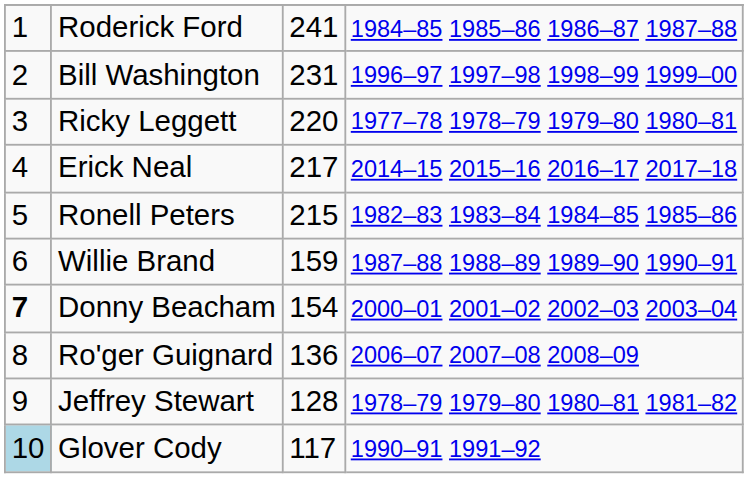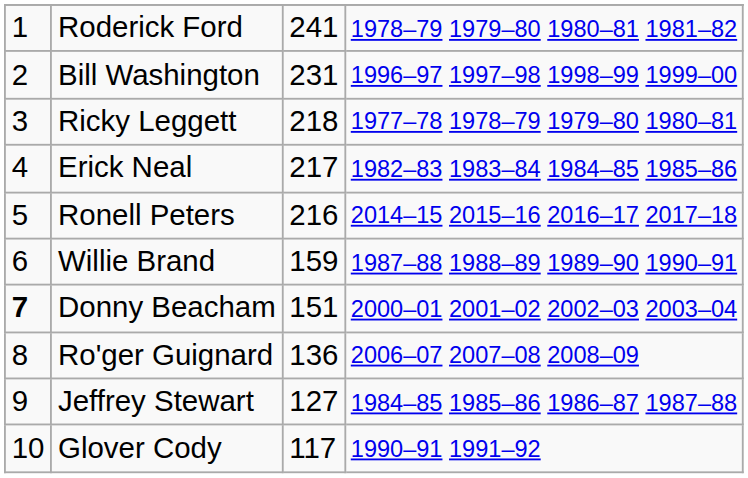(544, 28) 1984–85 1985–86 1986–87 1987–88 -> (544, 28) 1978–79 1979–80 1980–81 1981–82
(314, 121) 220 -> (314, 121) 218
(544, 168) 2014–15 2015–16 2016–17 2017–18 -> (544, 168) 1982–83 1983–84 1984–85 1985–86
(314, 214) 215 -> (314, 214) 216
(544, 215) 1982–83 1983–84 1984–85 1985–86 -> (544, 215) 2014–15 2015–16 2016–17 2017–18
(314, 307) 154 -> (314, 307) 151
(314, 401) 128 -> (314, 401) 127
(544, 402) 1978–79 1979–80 1980–81 1981–82 -> (544, 402) 1984–85 1985–86 1986–87 1987–88
(28, 448) lightblue background -> (28, 448) no background
